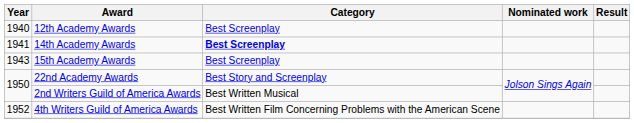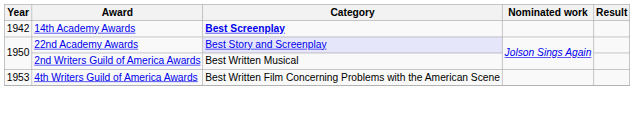- row: (85, 28)
(18, 45) 1941 -> (18, 28) 1942
- row: (85, 61)
(266, 77) no background -> (266, 45) lavender background
(18, 110) 1952 -> (18, 77) 1953
